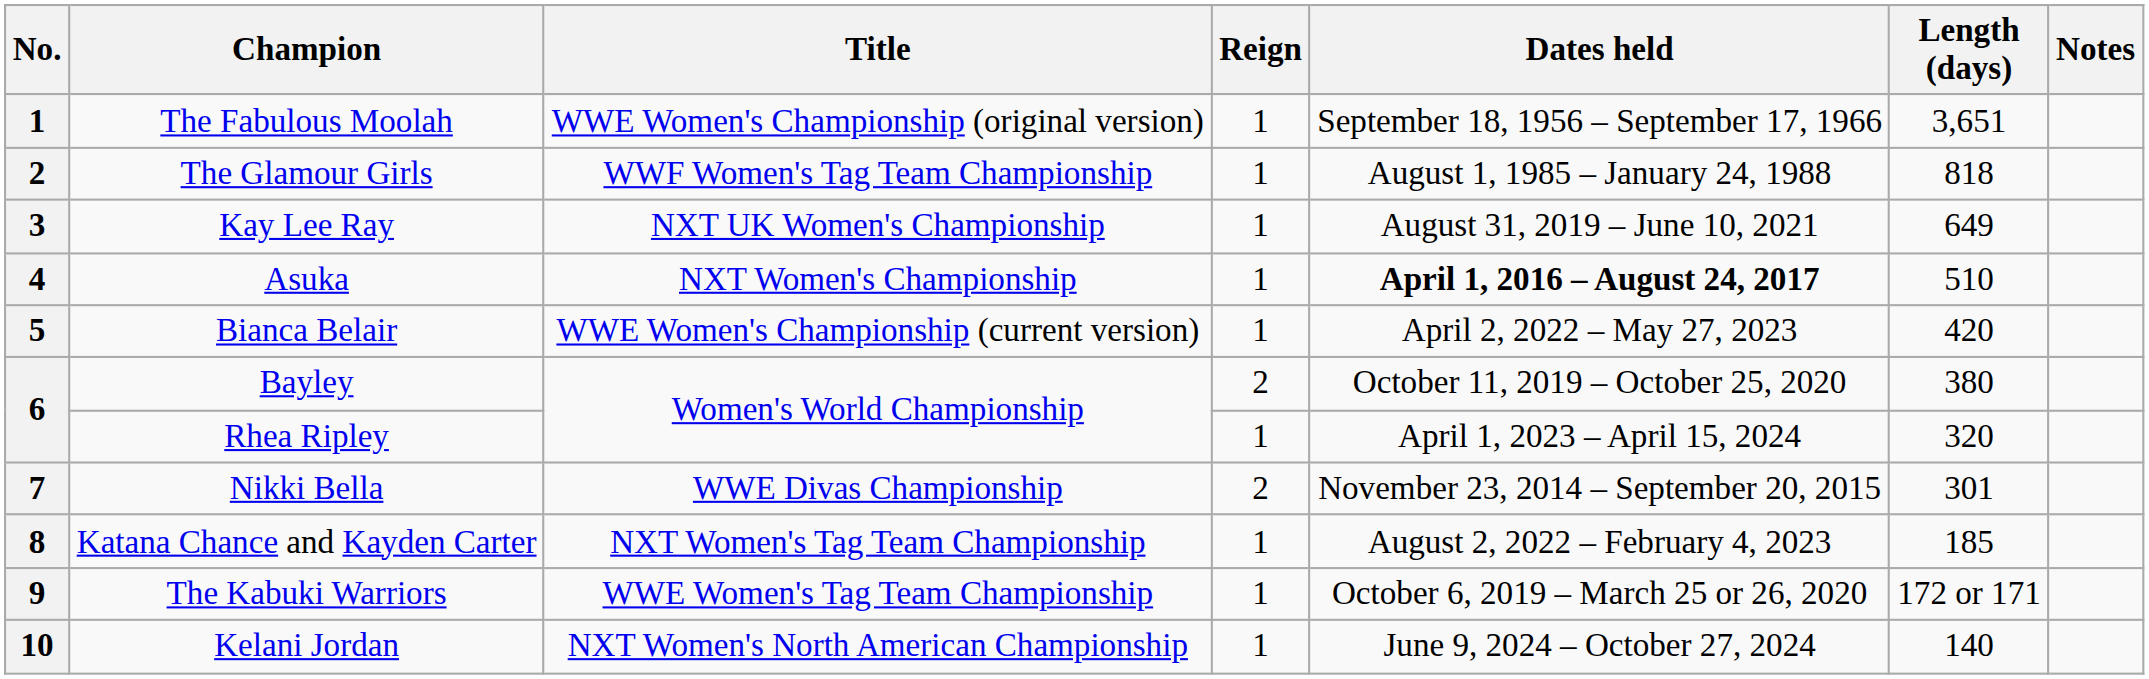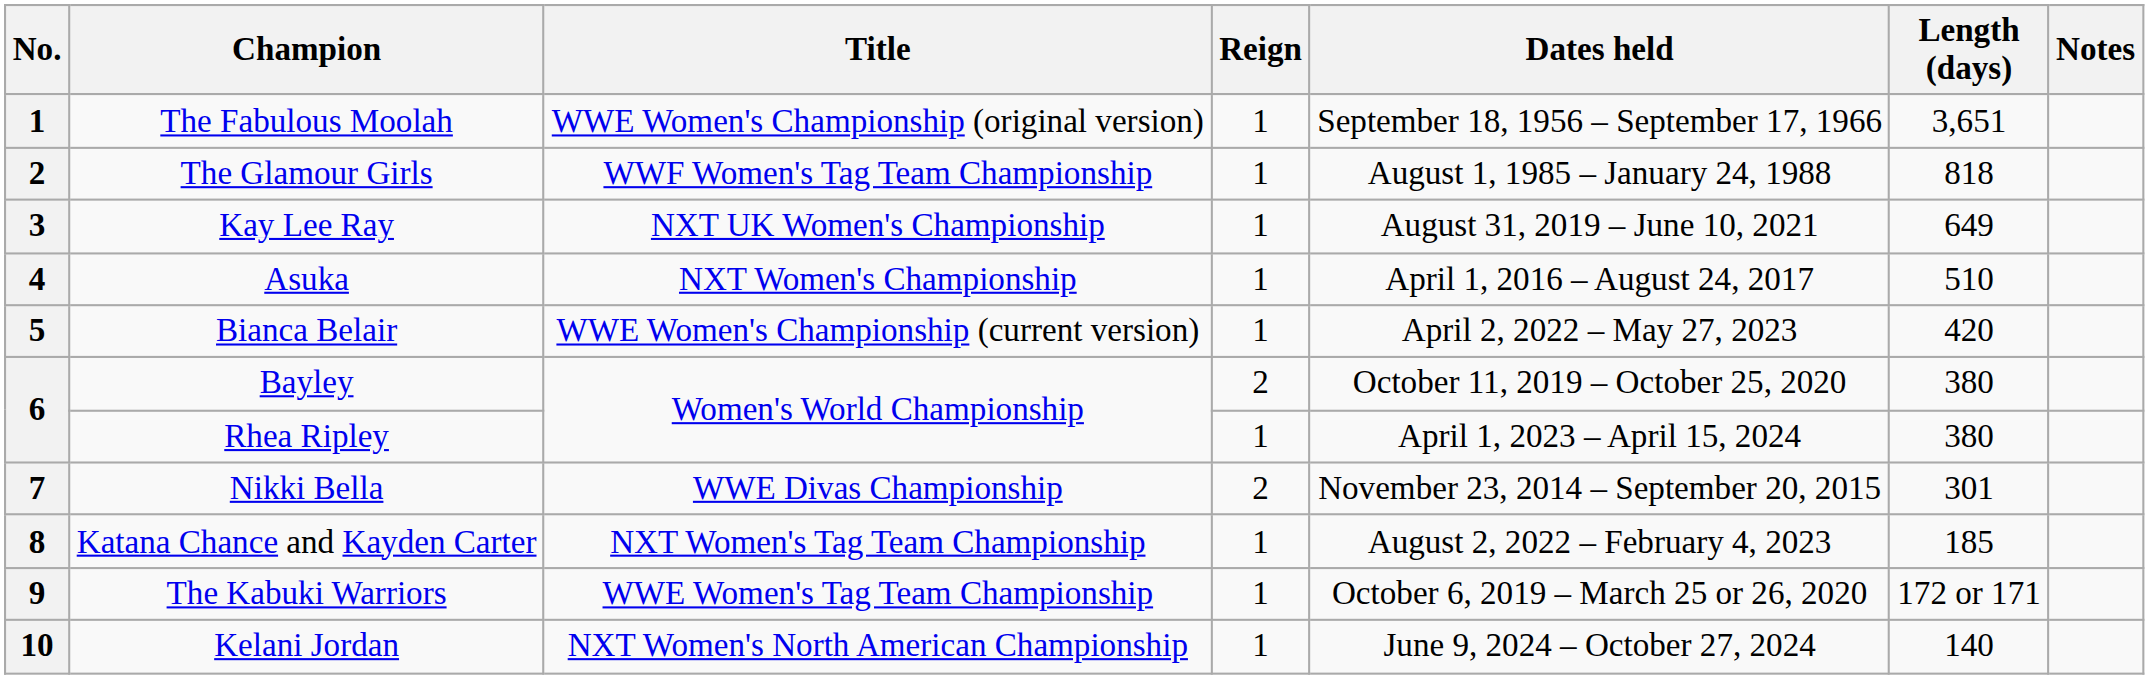(1600, 278) bold -> (1600, 278) normal
(1969, 435) 320 -> (1969, 435) 380
